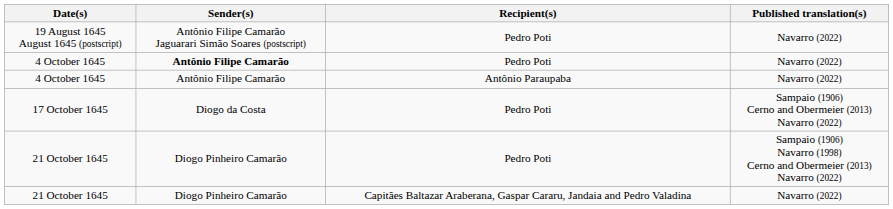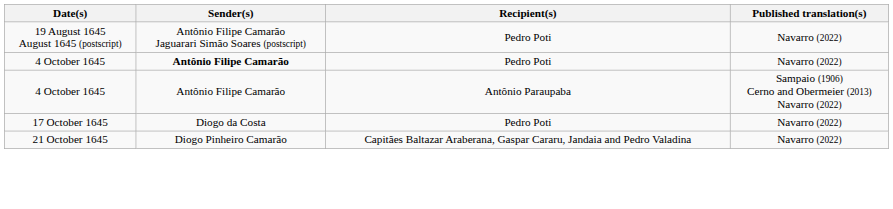(809, 79) Navarro (2022) -> (809, 91) Sampaio (1906) Cerno and Obermeier (2013) Navarro (2022)
(809, 109) Sampaio (1906) Cerno and Obermeier (2013) Navarro (2022) -> (809, 122) Navarro (2022)
- row: (70, 158)
